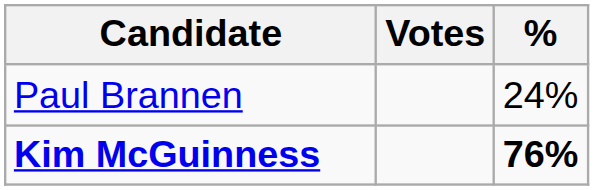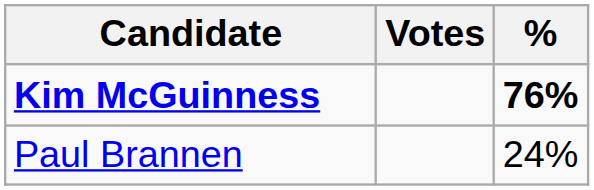rows swapped: (167, 154) <-> (128, 94)
